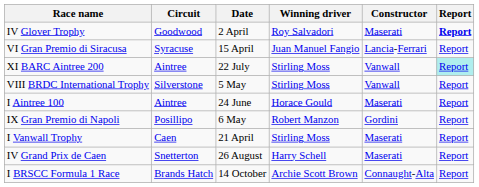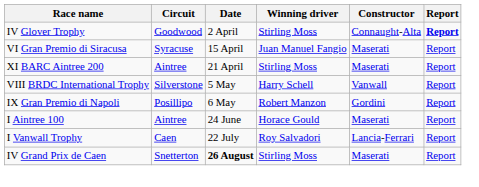(302, 31) Roy Salvadori -> (288, 31) Stirling Moss
(383, 31) Maserati -> (386, 31) Connaught-Alta
(396, 49) Lancia-Ferrari -> (370, 49) Maserati
(234, 66) 22 July -> (226, 66) 21 April
(382, 66) Vanwall -> (370, 66) Maserati
(454, 66) paleturquoise background -> (441, 66) no background
(301, 84) Stirling Moss -> (286, 84) Harry Schell
rows swapped: (63, 120) <-> (35, 102)
(236, 138) 21 April -> (223, 138) 22 July
(301, 138) Stirling Moss -> (290, 138) Roy Salvadori
(383, 138) Maserati -> (383, 138) Lancia-Ferrari
(240, 155) normal -> (231, 155) bold
(299, 155) Harry Schell -> (288, 155) Stirling Moss
- row: (63, 173)
